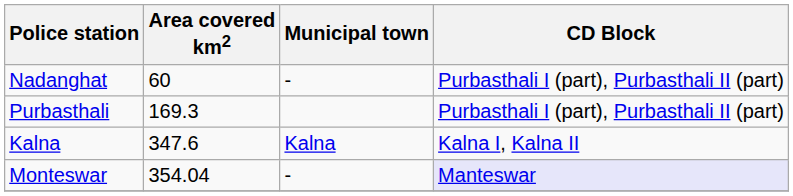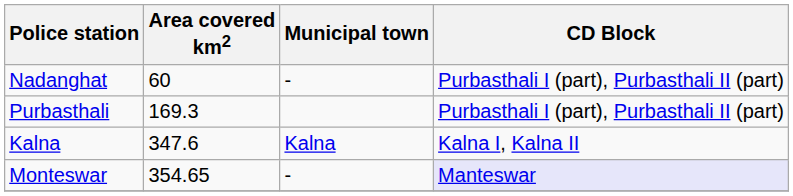(179, 175) 354.04 -> (179, 175) 354.65
